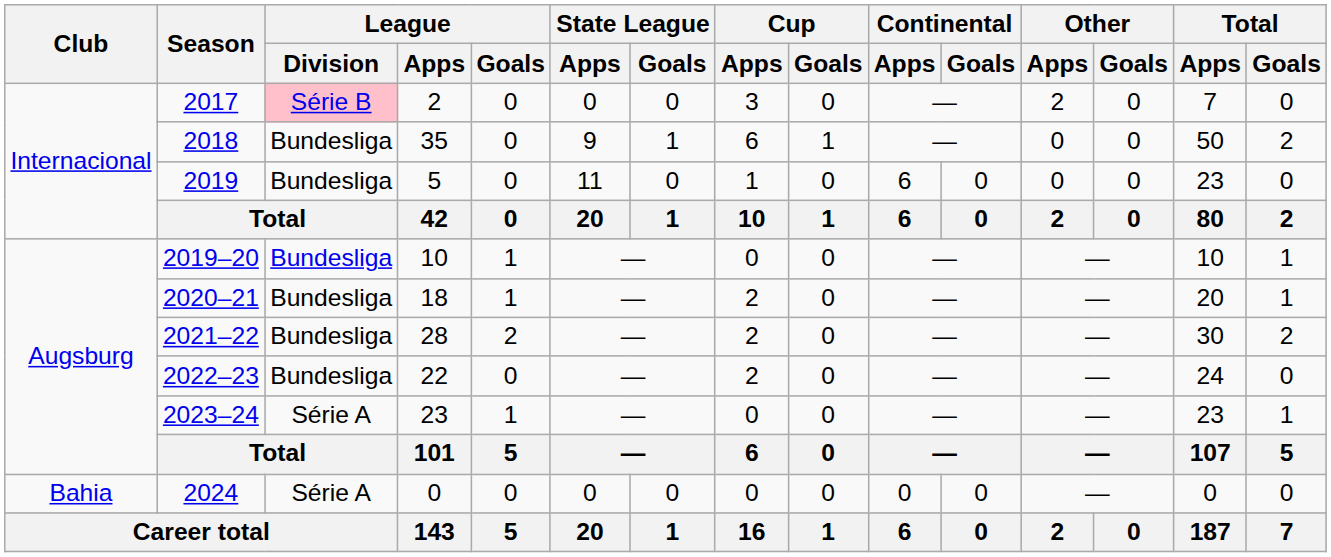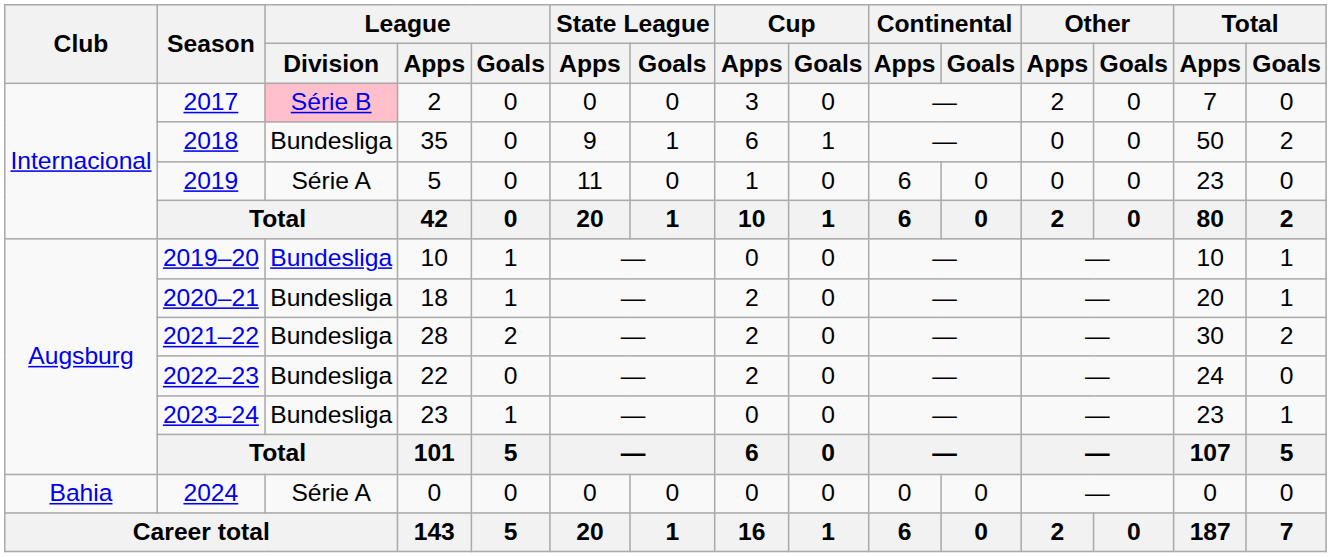(331, 180) Bundesliga -> (331, 180) Série A
(331, 414) Série A -> (331, 414) Bundesliga
